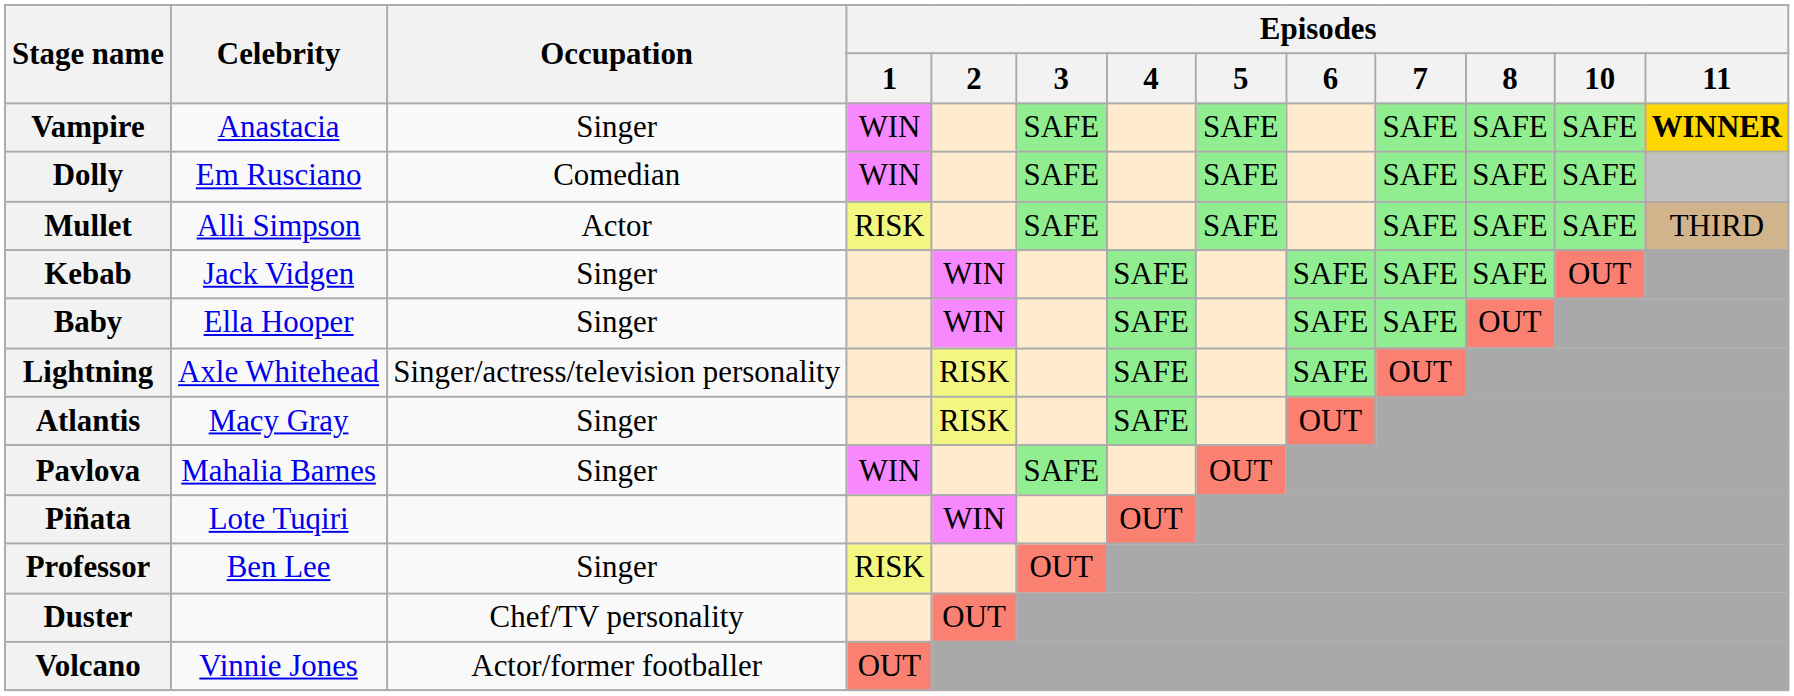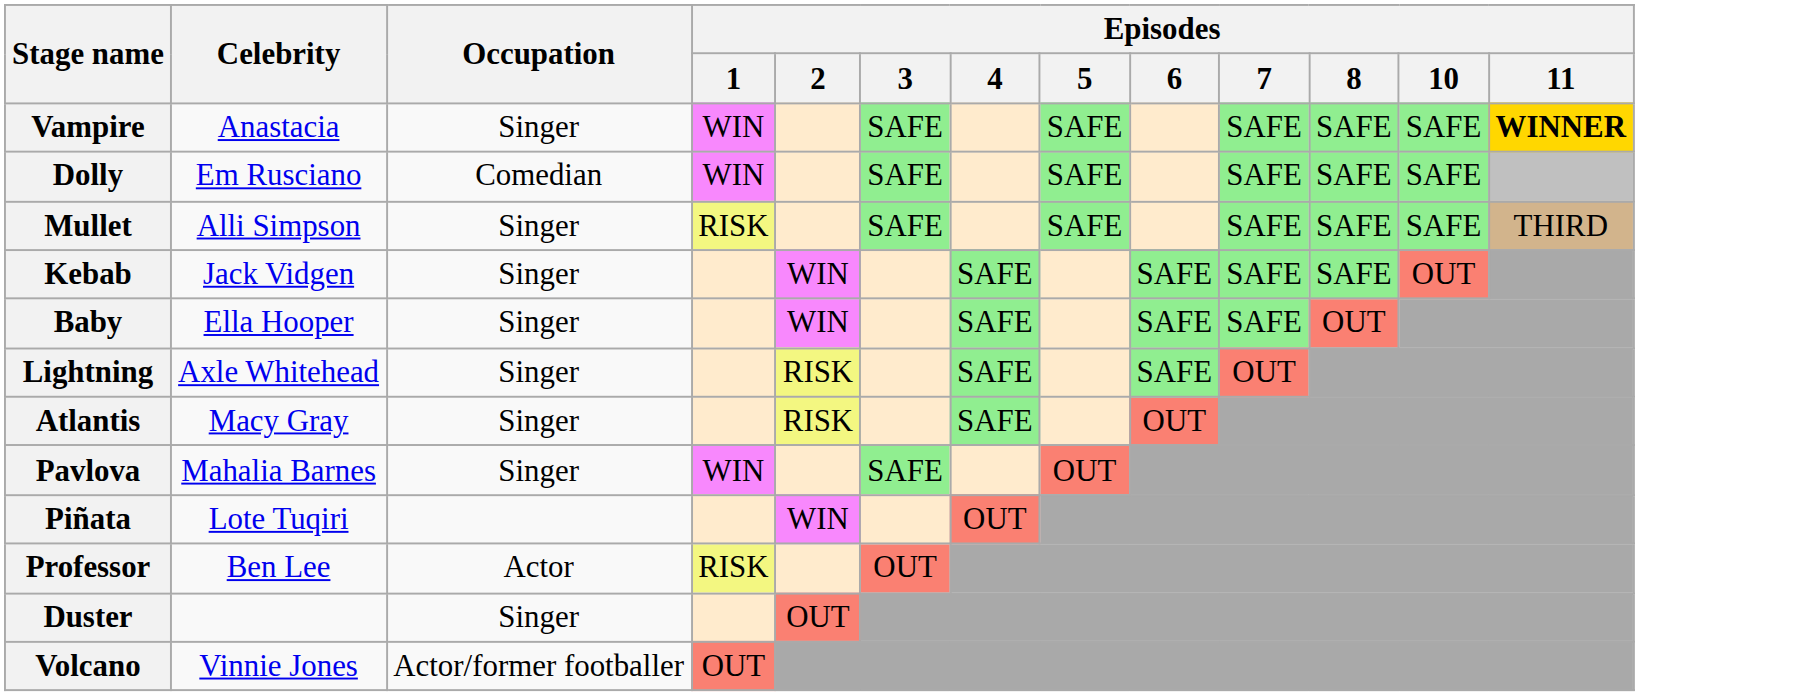(617, 224) Actor -> (539, 224) Singer
(617, 371) Singer/actress/television personality -> (539, 371) Singer
(617, 567) Singer -> (539, 567) Actor
(617, 616) Chef/TV personality -> (539, 616) Singer
